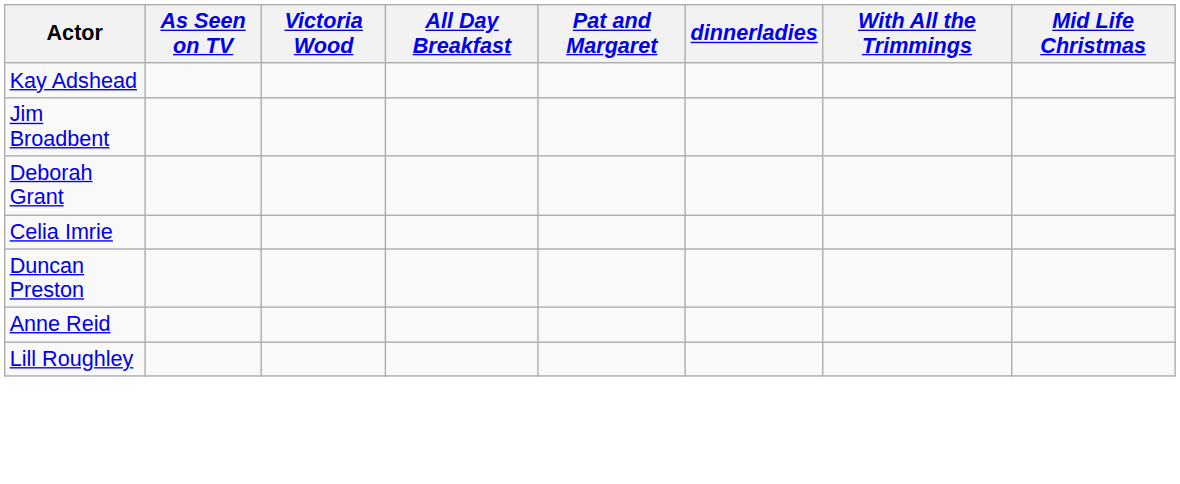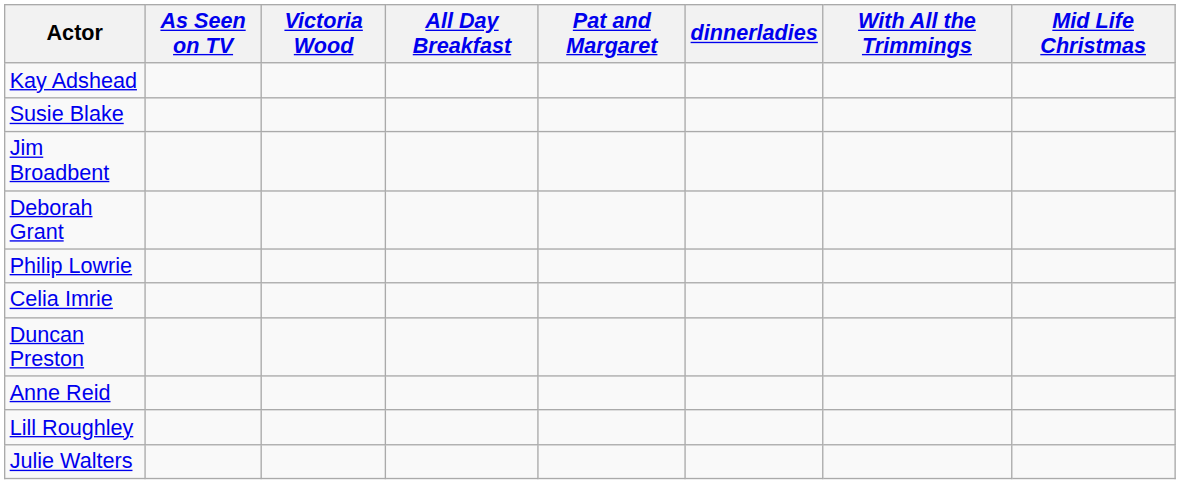+ row: (67, 114)
+ row: (71, 265)
+ row: (71, 461)
